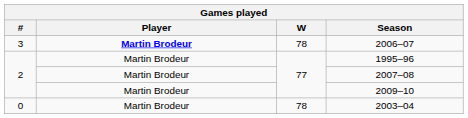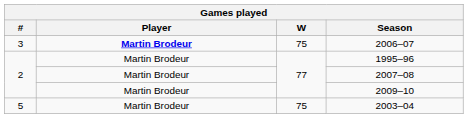(301, 44) 78 -> (301, 44) 75
(20, 106) 0 -> (20, 106) 5
(301, 106) 78 -> (301, 106) 75
